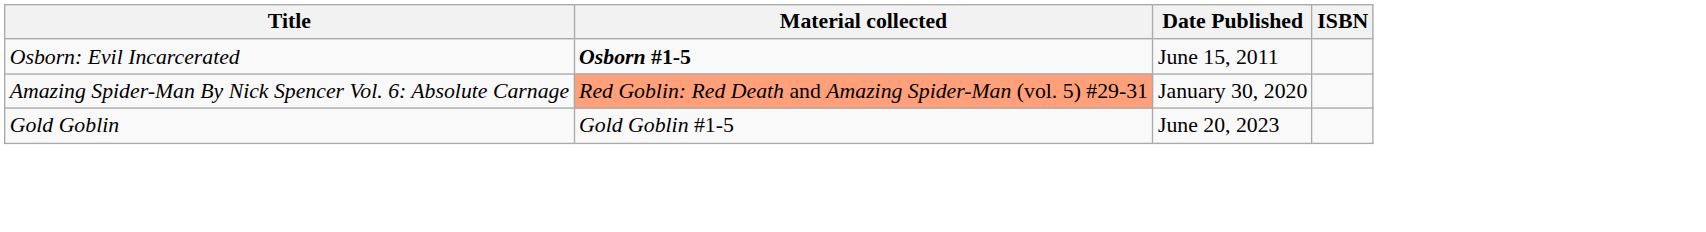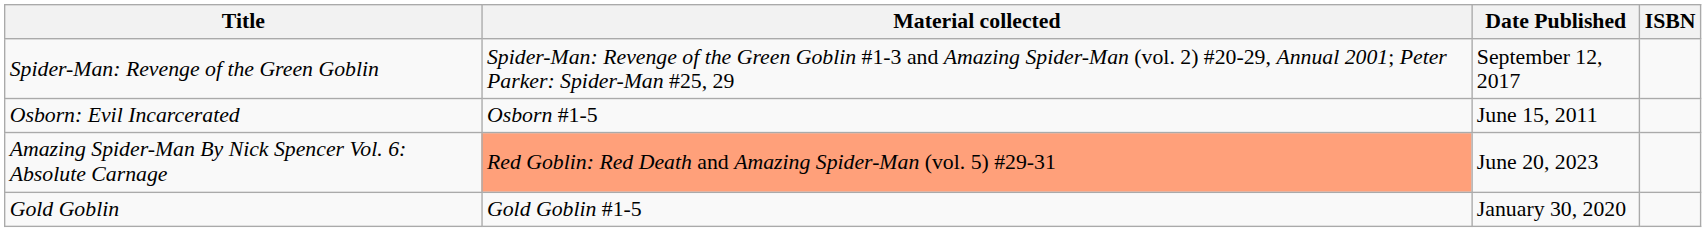+ row: (194, 68)
(635, 56) bold -> (542, 115) normal
(1233, 90) January 30, 2020 -> (1538, 162) June 20, 2023
(1219, 125) June 20, 2023 -> (1551, 208) January 30, 2020
